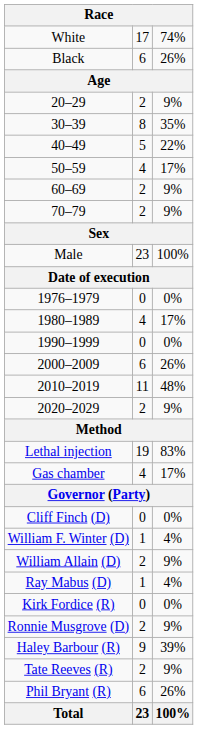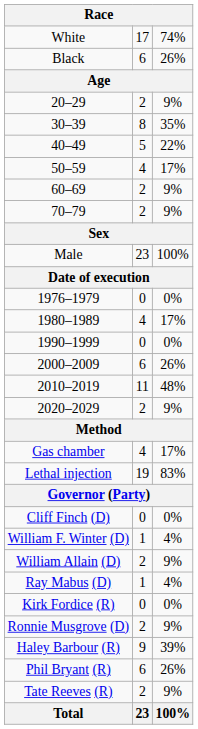rows swapped: (68, 451) <-> (68, 473)
rows swapped: (68, 691) <-> (68, 670)
